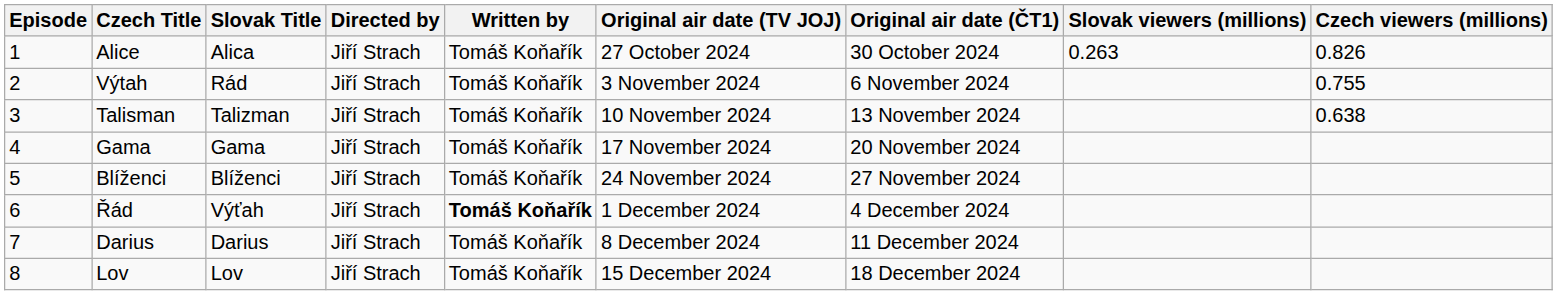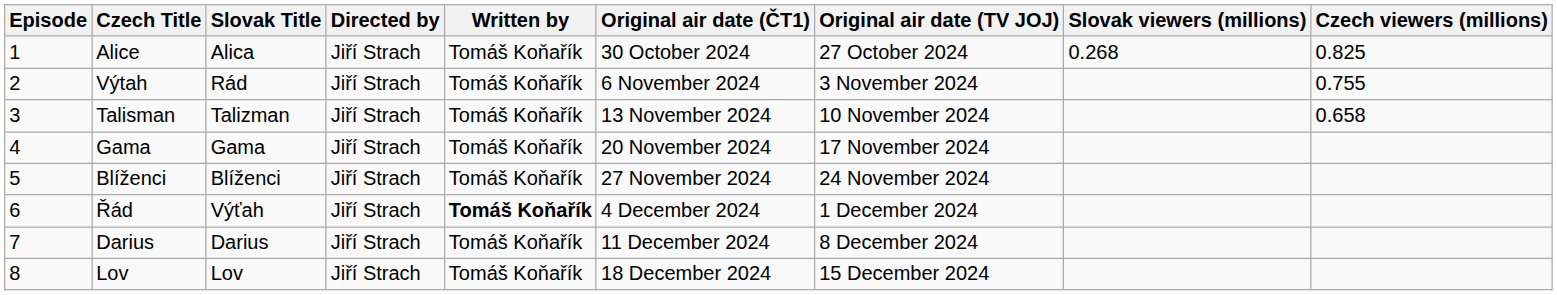columns swapped: (721, 20) <-> (955, 20)
(1094, 52) 0.263 -> (1094, 52) 0.268
(1341, 52) 0.826 -> (1341, 52) 0.825
(1341, 115) 0.638 -> (1341, 115) 0.658
